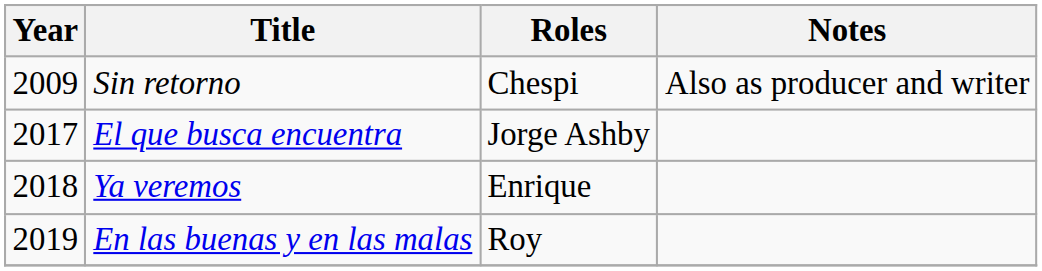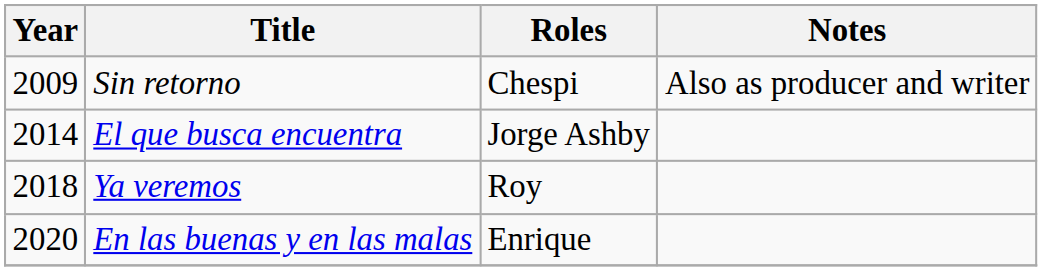(45, 134) 2017 -> (45, 134) 2014
(539, 186) Enrique -> (515, 186) Roy
(45, 238) 2019 -> (45, 238) 2020
(515, 238) Roy -> (539, 238) Enrique
